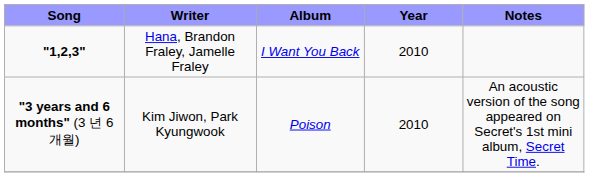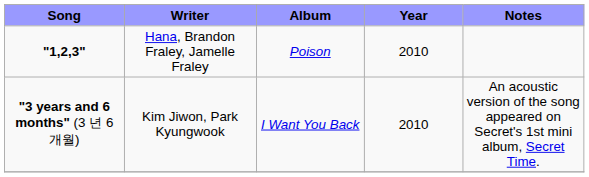(310, 51) I Want You Back -> (310, 51) Poison
(310, 124) Poison -> (310, 124) I Want You Back
